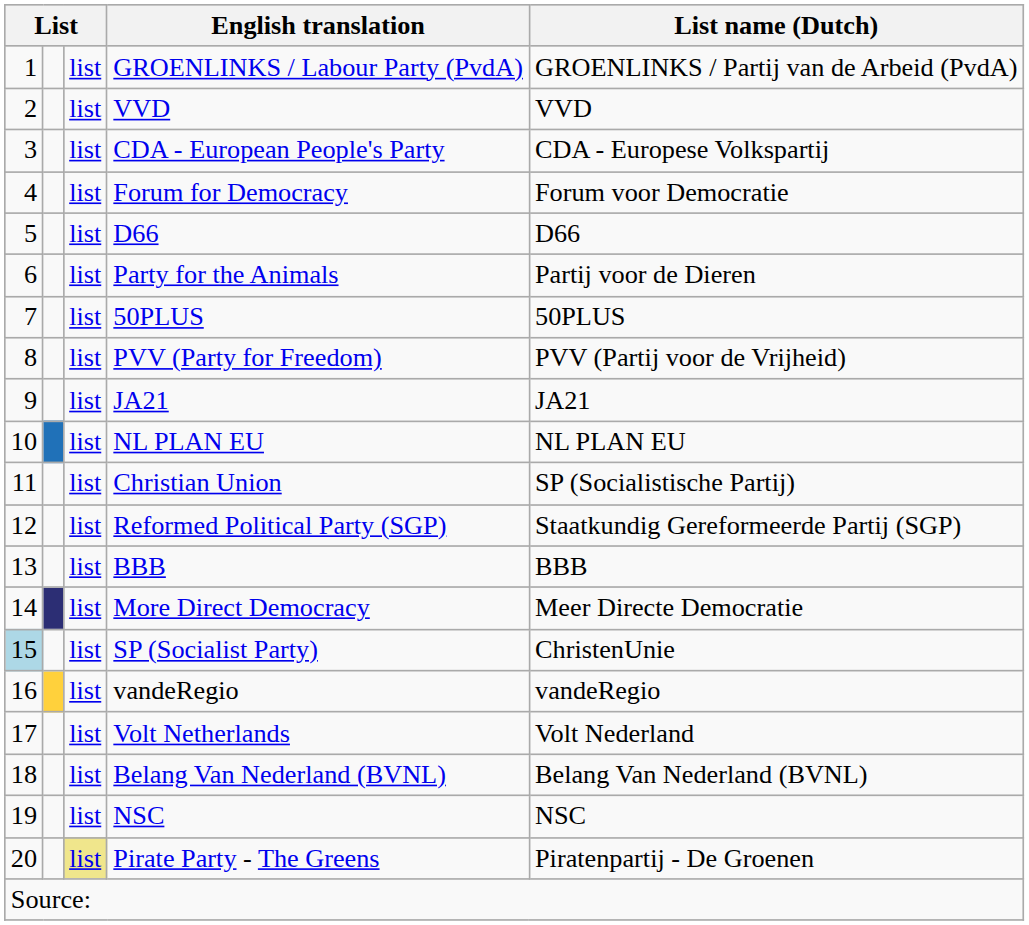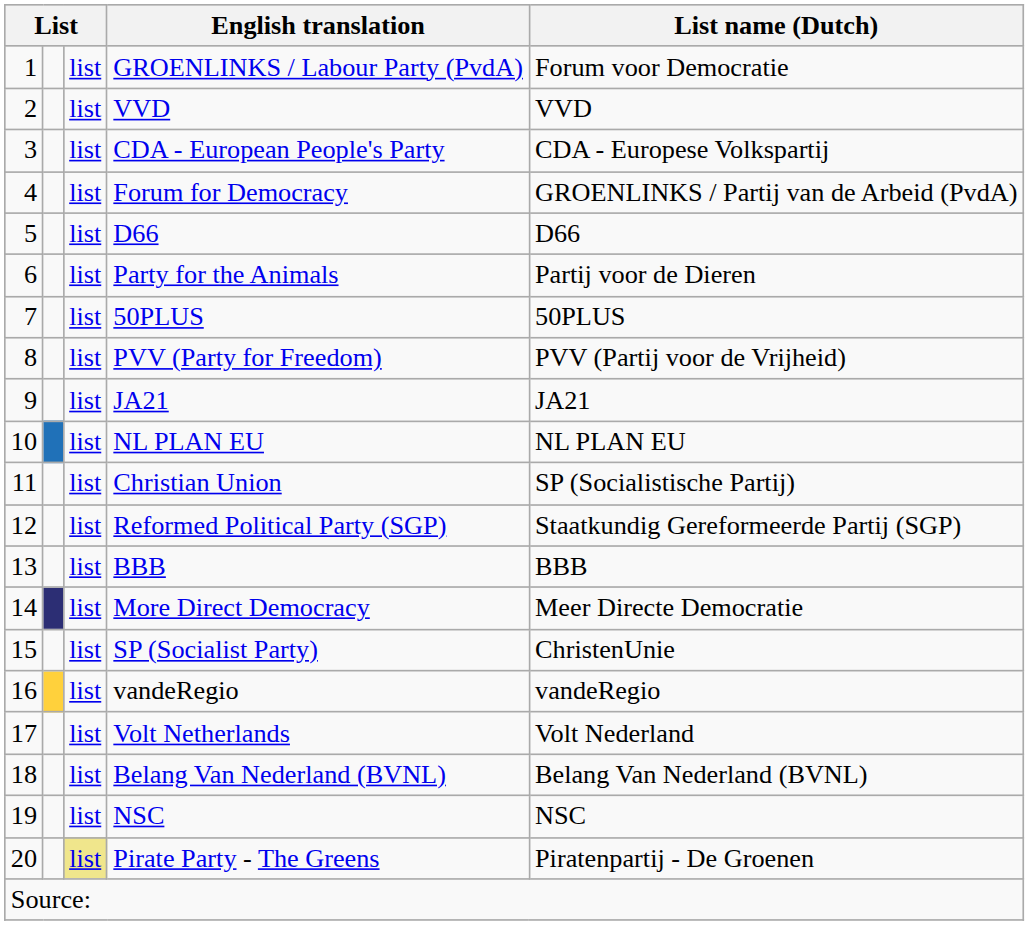(776, 66) GROENLINKS / Partij van de Arbeid (PvdA) -> (662, 66) Forum voor Democratie
(662, 191) Forum voor Democratie -> (776, 191) GROENLINKS / Partij van de Arbeid (PvdA)
(24, 649) lightblue background -> (24, 649) no background
